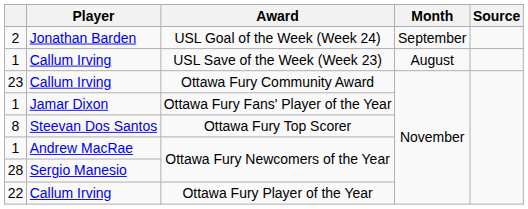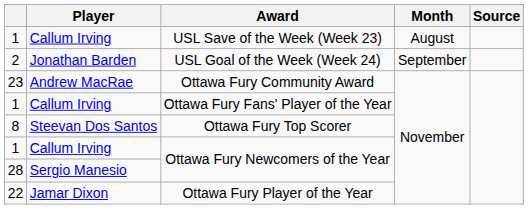rows swapped: (15, 60) <-> (15, 38)
(71, 82) Callum Irving -> (81, 82) Andrew MacRae
(69, 104) Jamar Dixon -> (71, 104) Callum Irving
(81, 149) Andrew MacRae -> (71, 149) Callum Irving
(71, 193) Callum Irving -> (69, 193) Jamar Dixon
